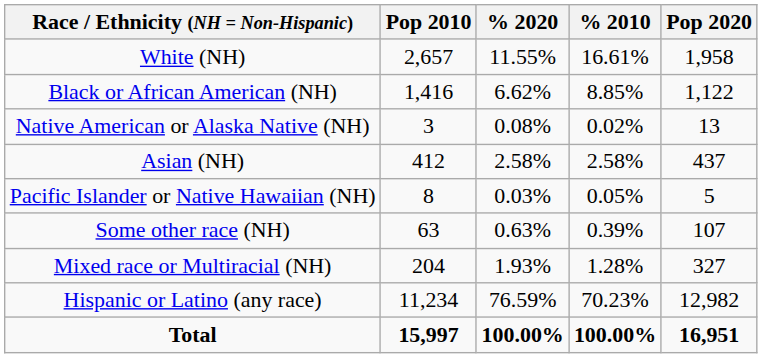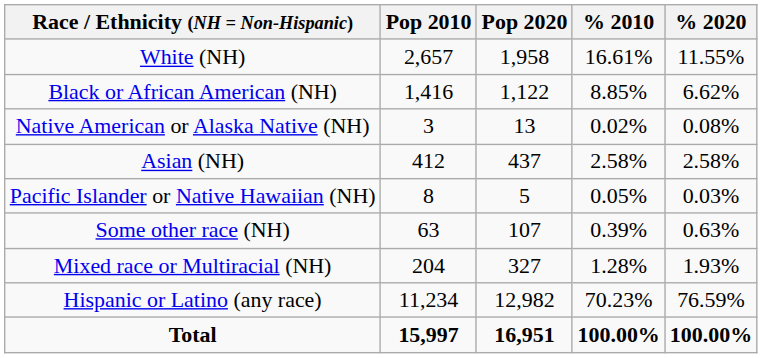columns swapped: (709, 21) <-> (523, 21)
